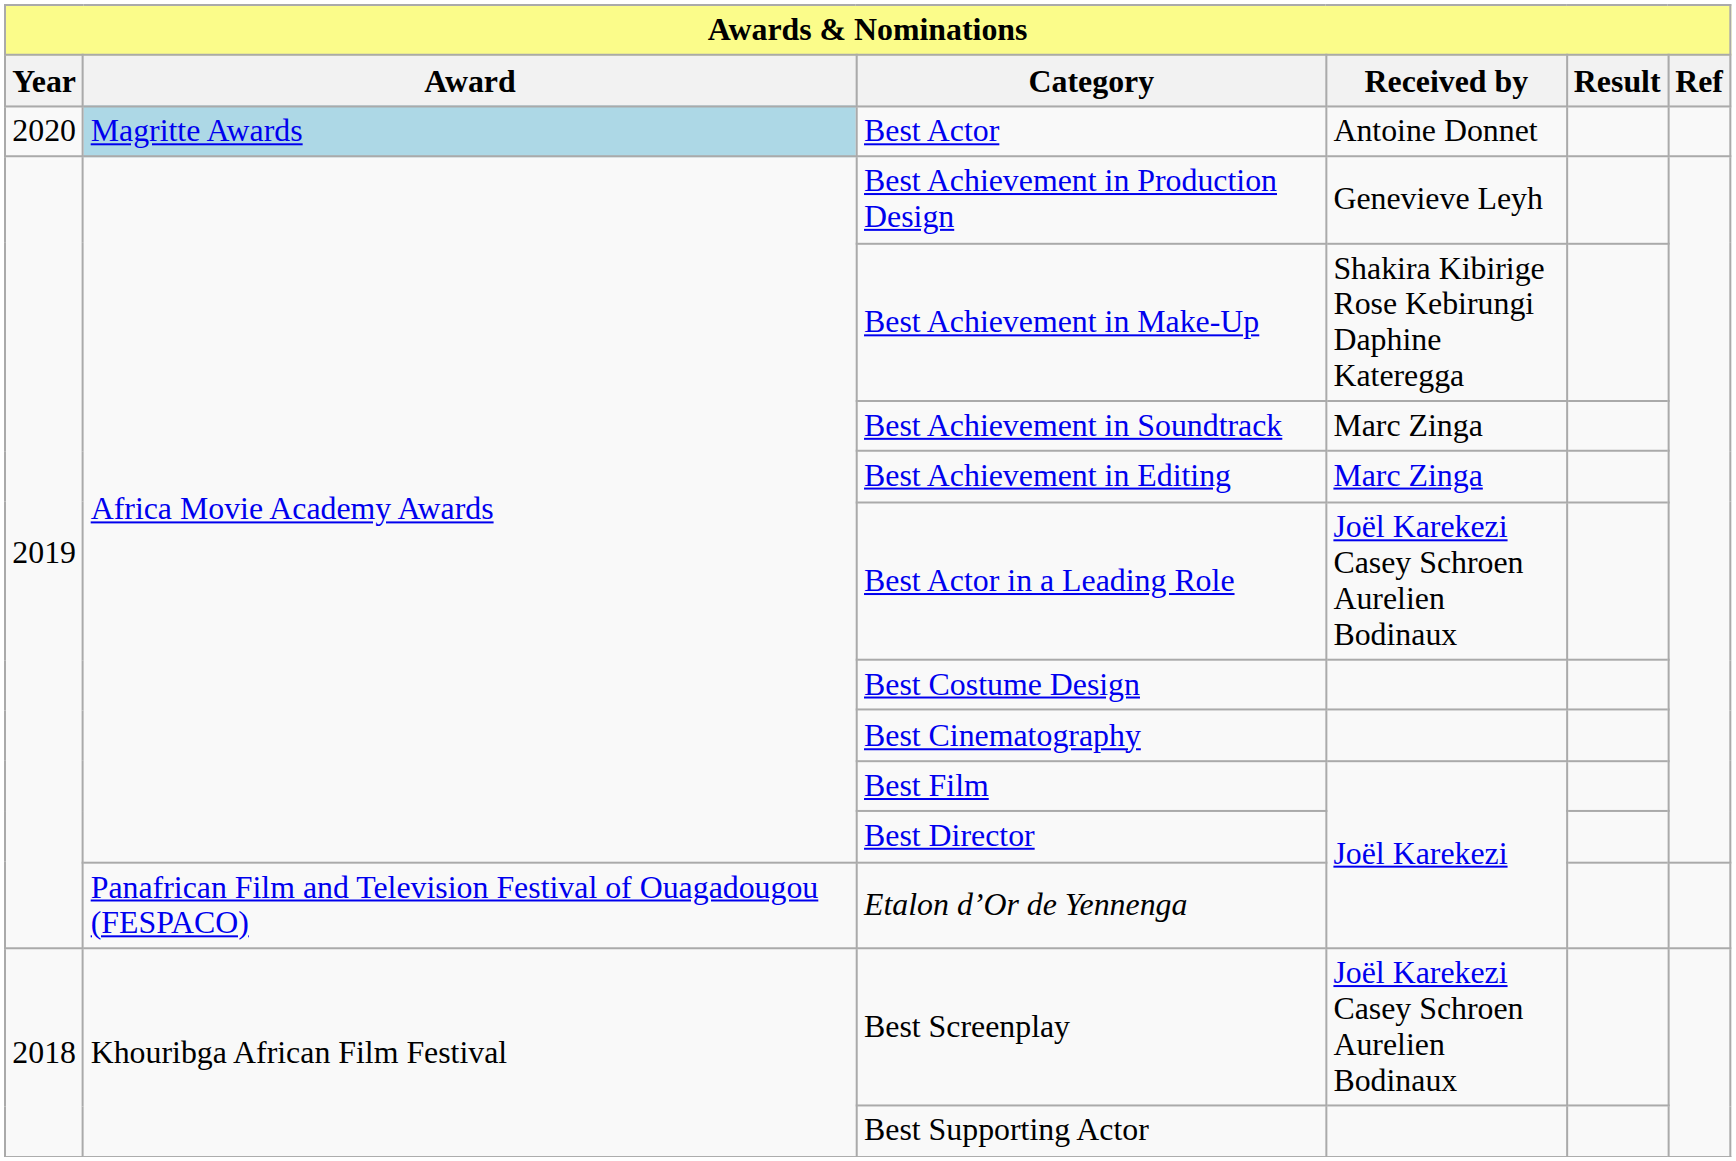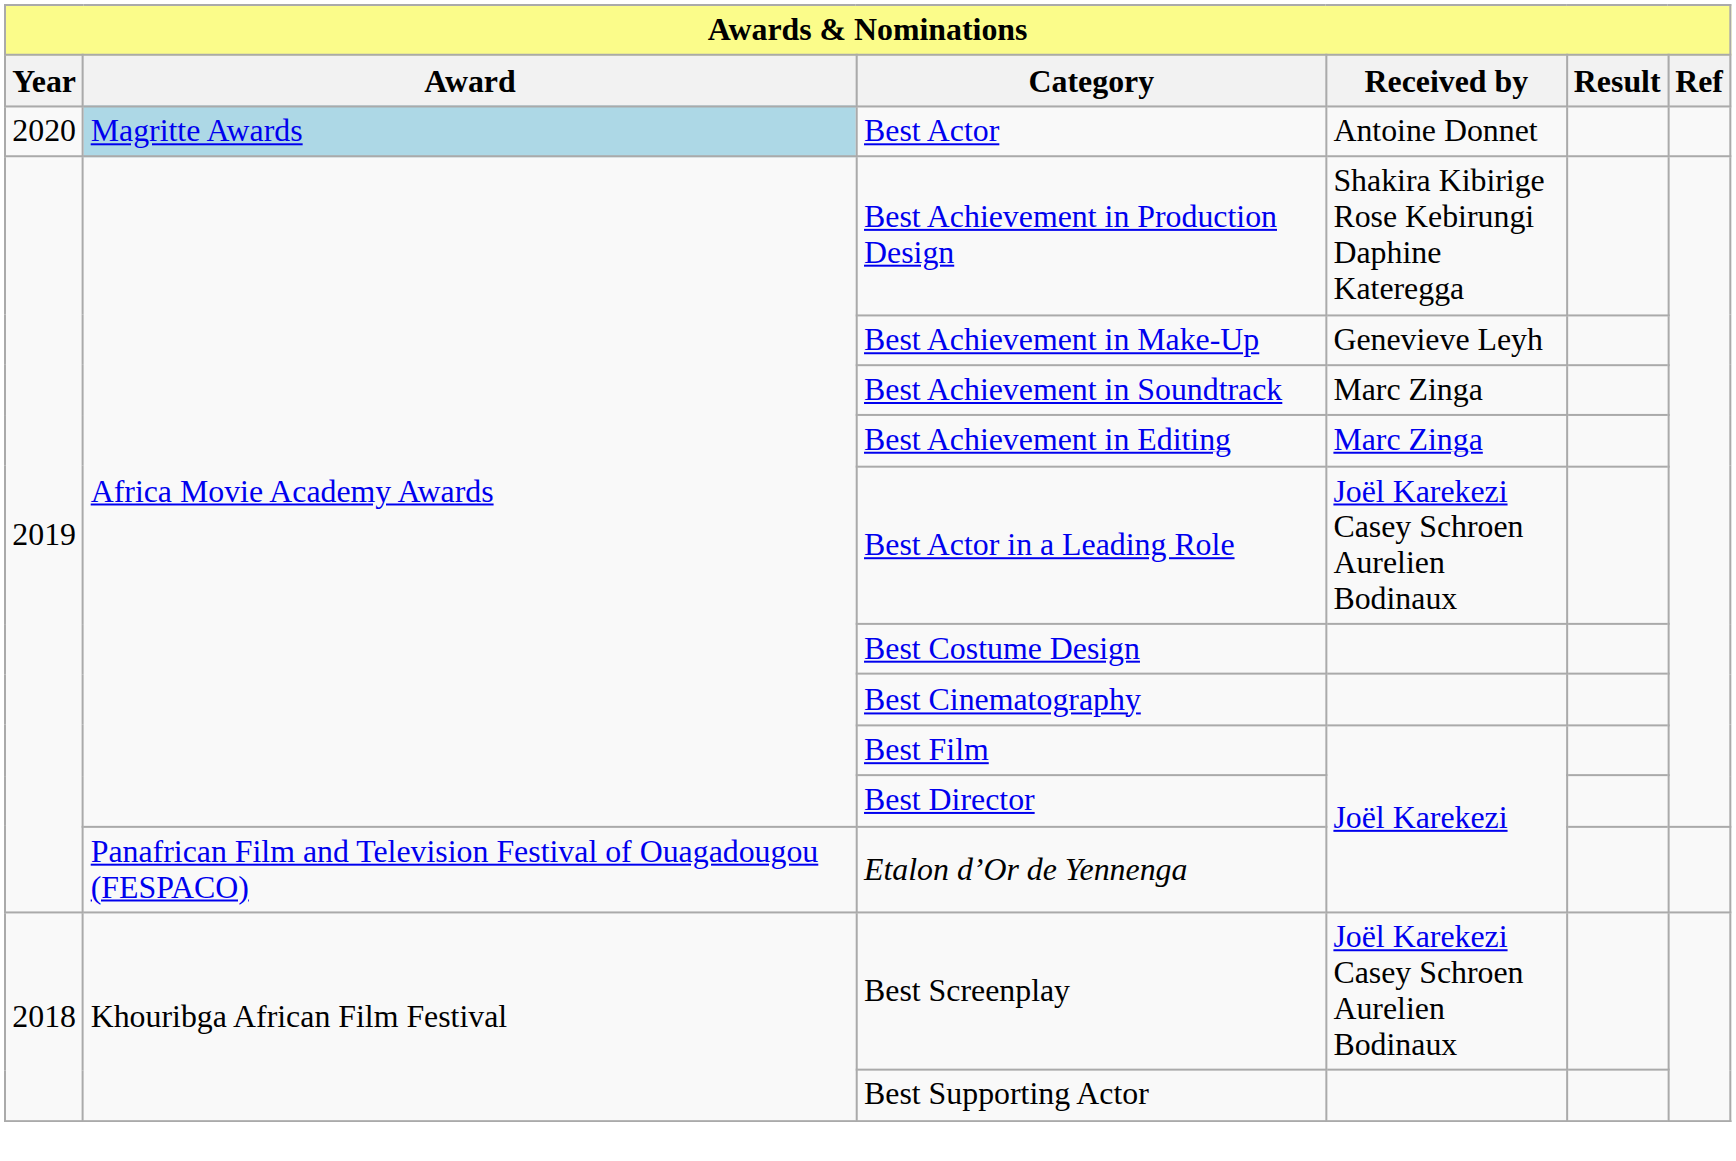(1438, 199) Genevieve Leyh -> (1439, 234) Shakira Kibirige Rose Kebirungi Daphine Kateregga
(1439, 321) Shakira Kibirige Rose Kebirungi Daphine Kateregga -> (1438, 339) Genevieve Leyh
